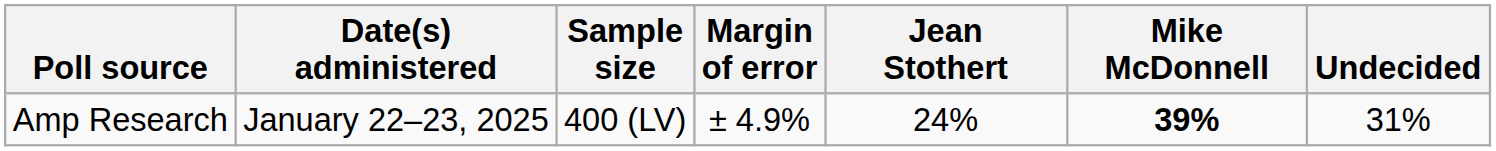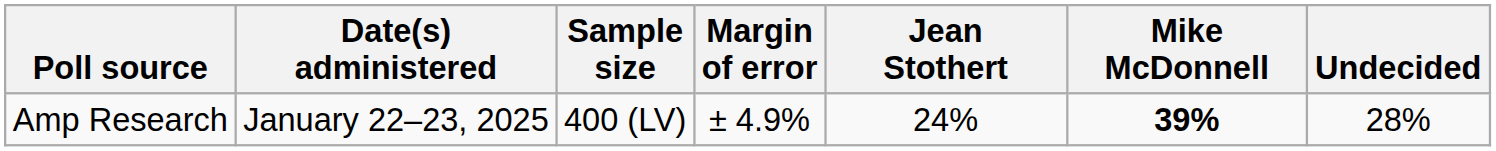(1398, 119) 31% -> (1398, 119) 28%
